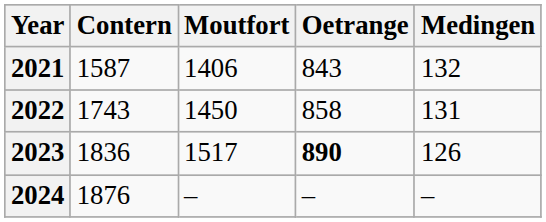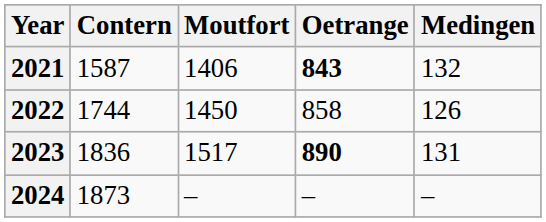(322, 68) normal -> (322, 68) bold
(103, 110) 1743 -> (103, 110) 1744
(441, 110) 131 -> (441, 110) 126
(441, 152) 126 -> (441, 152) 131
(103, 195) 1876 -> (103, 195) 1873
